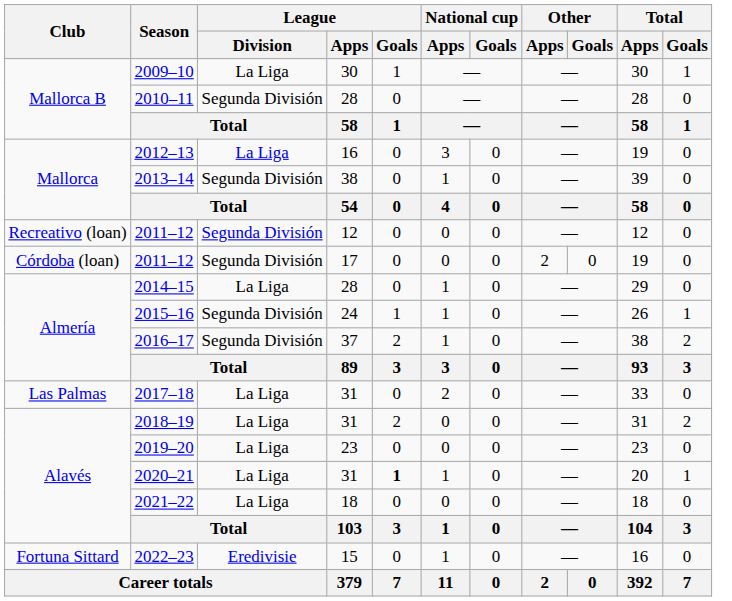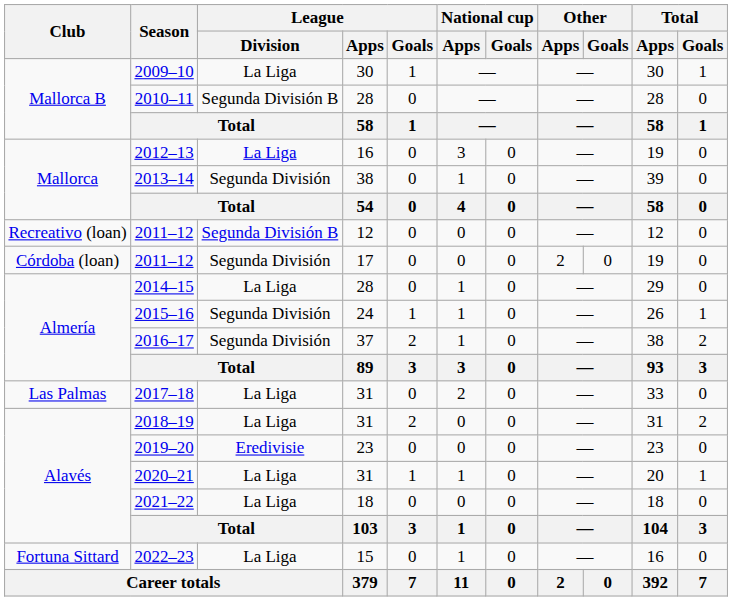(262, 98) Segunda División -> (270, 98) Segunda División B
(262, 233) Segunda División -> (270, 233) Segunda División B
(262, 448) La Liga -> (270, 448) Eredivisie
(397, 475) bold -> (412, 475) normal
(262, 555) Eredivisie -> (270, 555) La Liga
